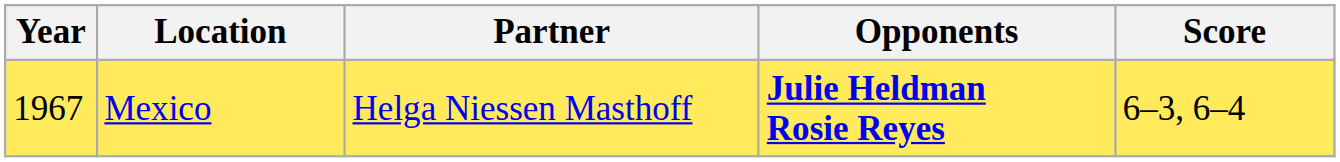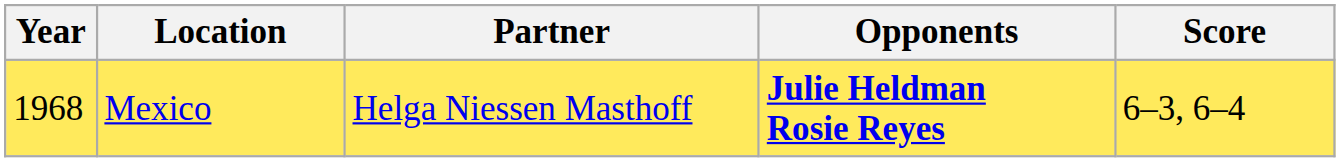(48, 107) 1967 -> (48, 107) 1968
